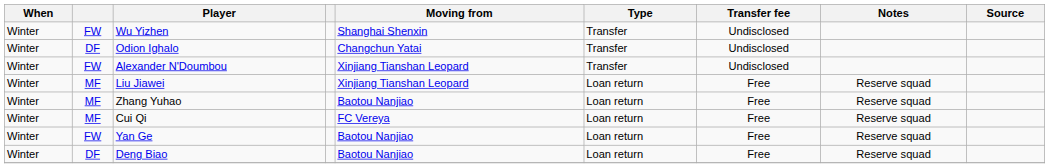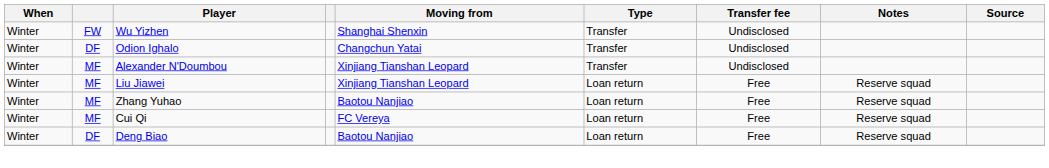(93, 66) FW -> (93, 66) MF
- row: (134, 136)
